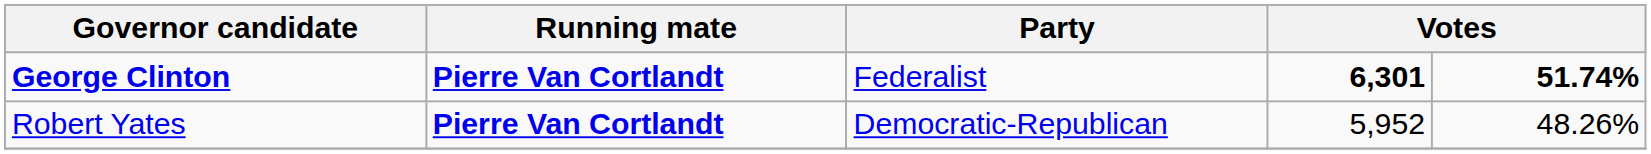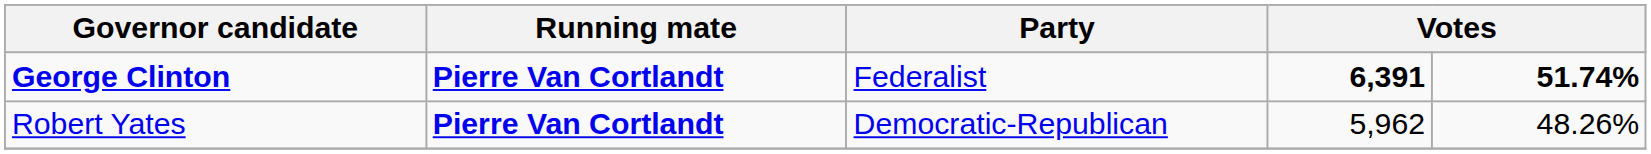(1387, 76) 6,301 -> (1387, 76) 6,391
(1387, 124) 5,952 -> (1387, 124) 5,962
